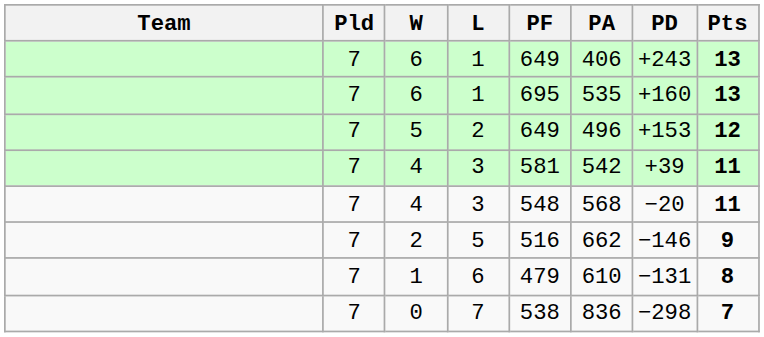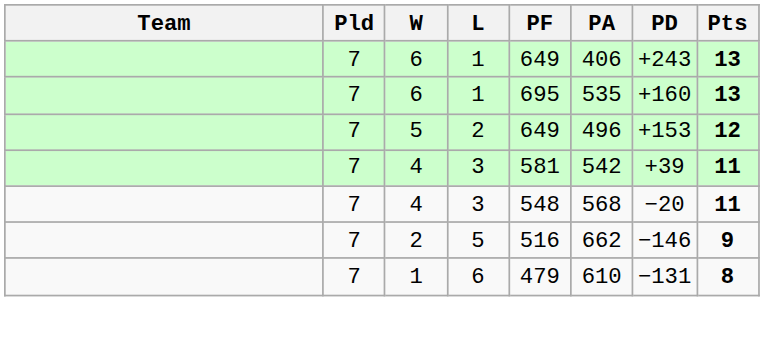- row: (416, 313)
